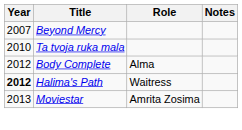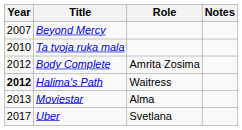(142, 64) Alma -> (165, 64) Amrita Zosima
(165, 99) Amrita Zosima -> (142, 99) Alma
+ row: (48, 116)
